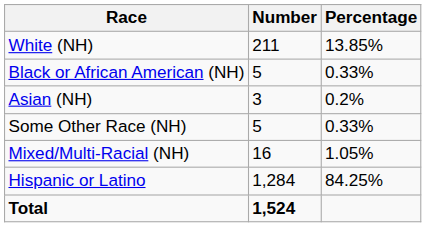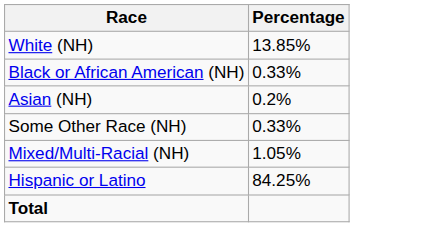- column: (285, 18)
